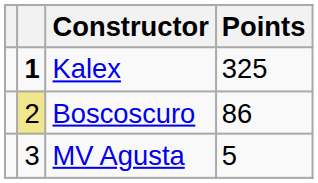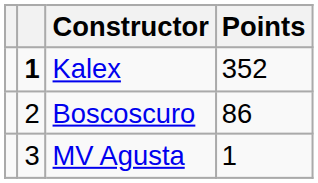(245, 69) 325 -> (245, 69) 352
(32, 112) khaki background -> (32, 112) no background
(229, 155) 5 -> (229, 155) 1
